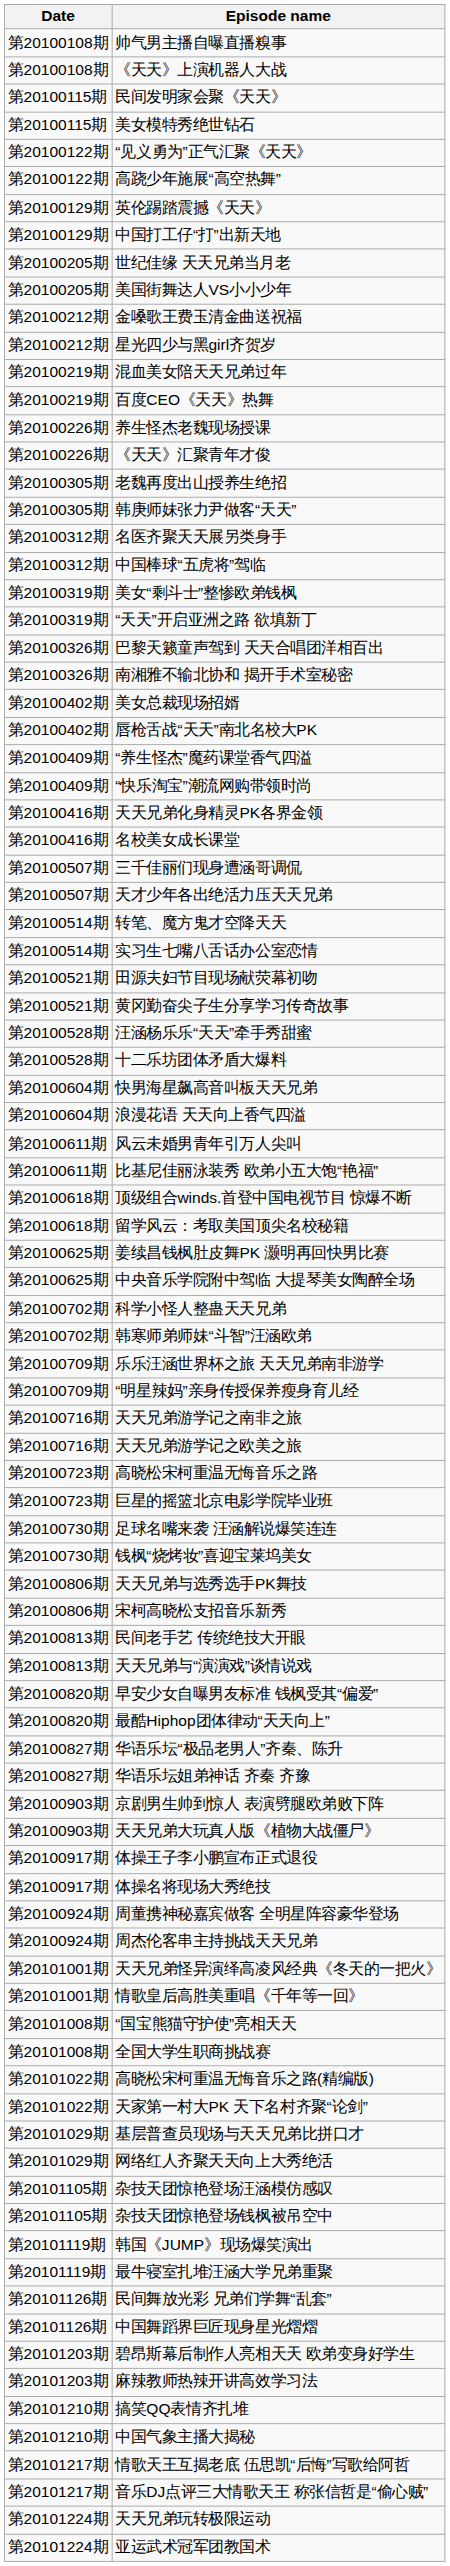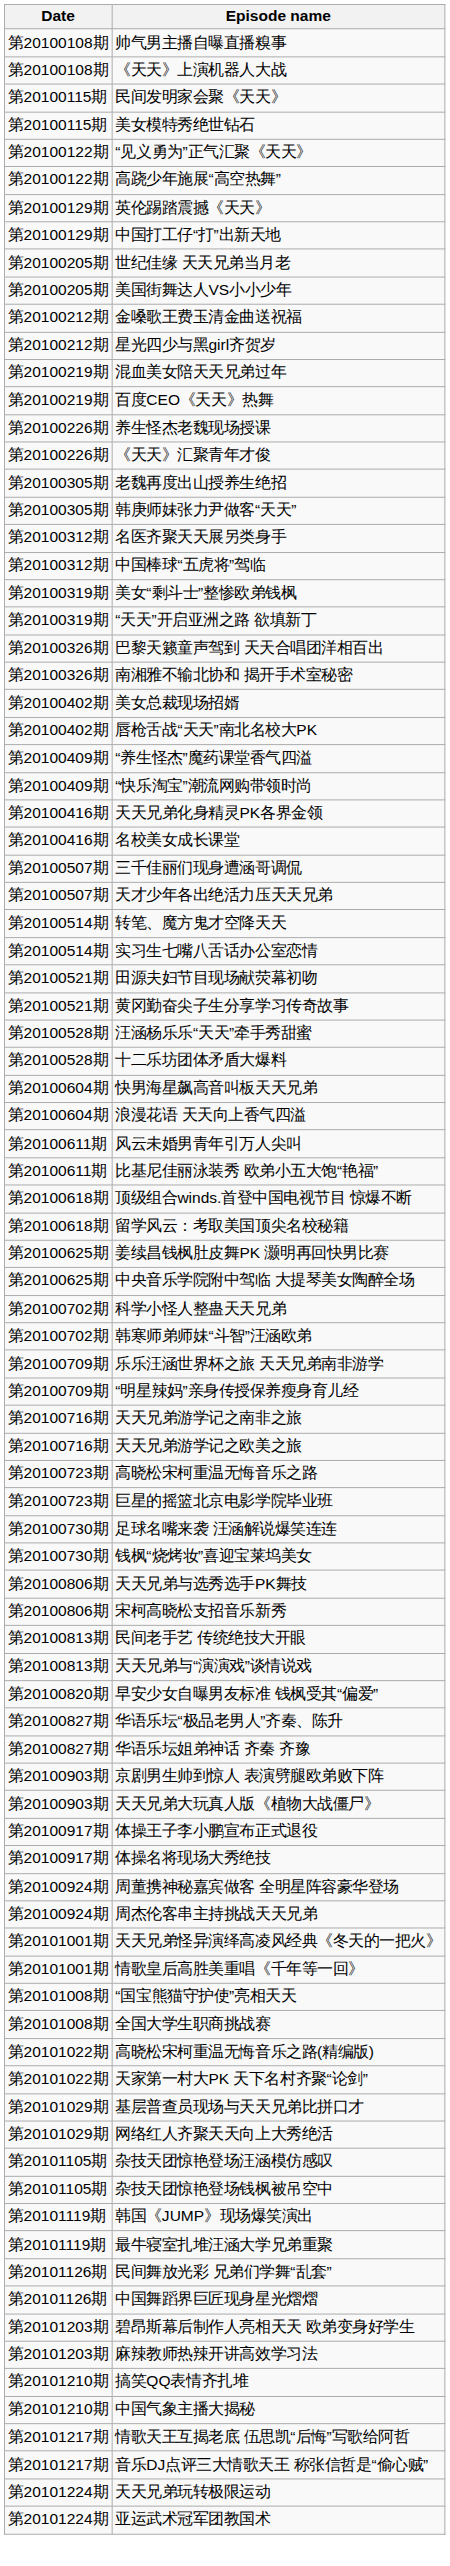- row: (223, 1721)
